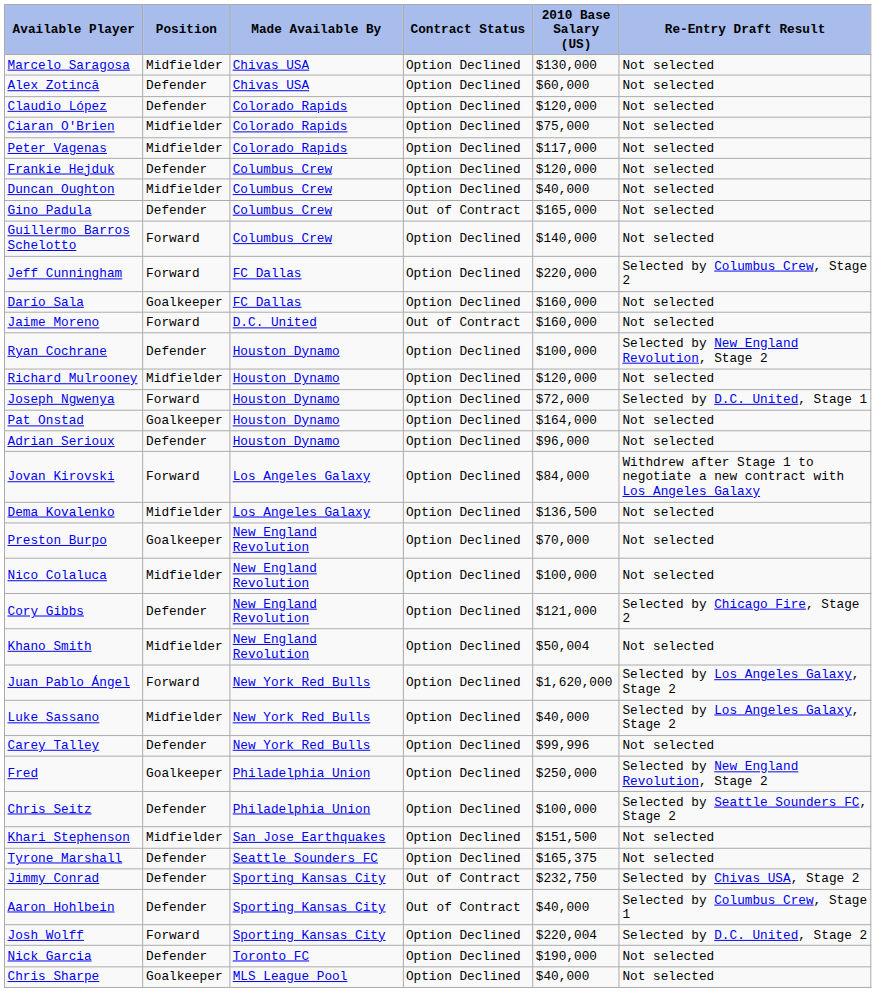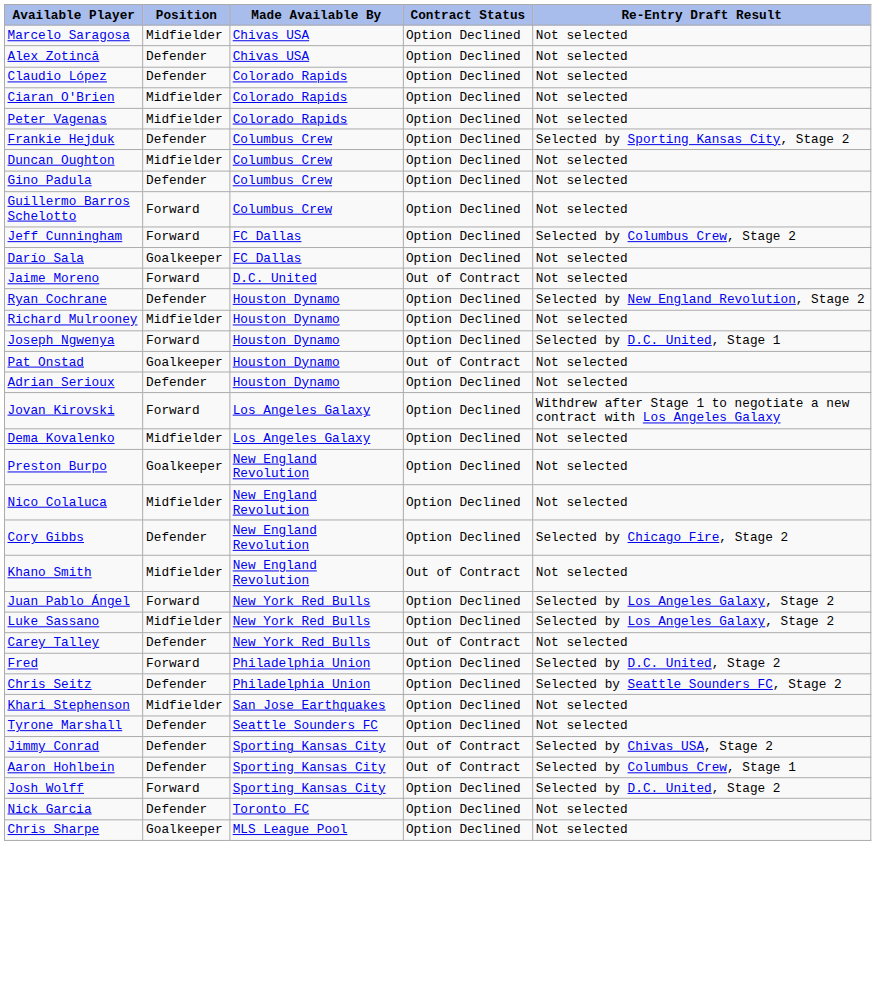- column: (576, 30)
(668, 169) Not selected -> (693, 139) Selected by Sporting Kansas City, Stage 2
(463, 210) Out of Contract -> (463, 181) Option Declined
(463, 421) Option Declined -> (463, 362) Out of Contract
(463, 647) Option Declined -> (463, 573) Out of Contract
(463, 746) Option Declined -> (463, 643) Out of Contract
(184, 774) Goalkeeper -> (173, 664) Forward
(710, 774) Selected by New England Revolution, Stage 2 -> (658, 664) Selected by D.C. United, Stage 2
